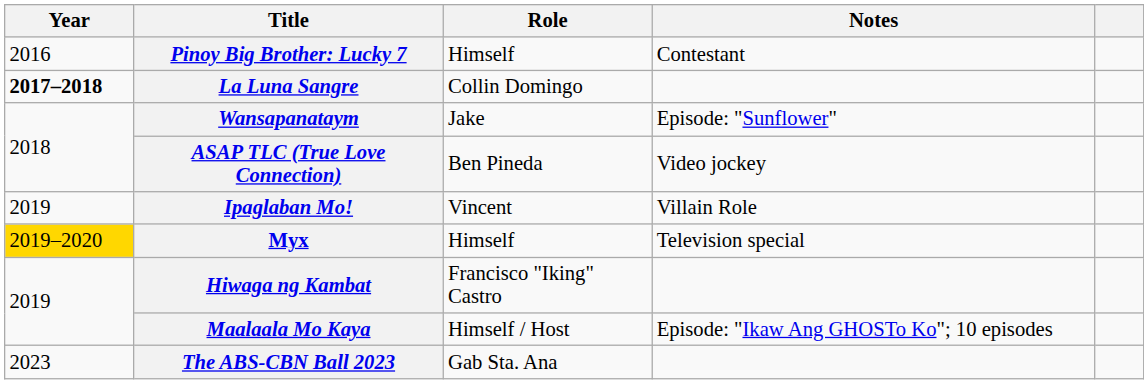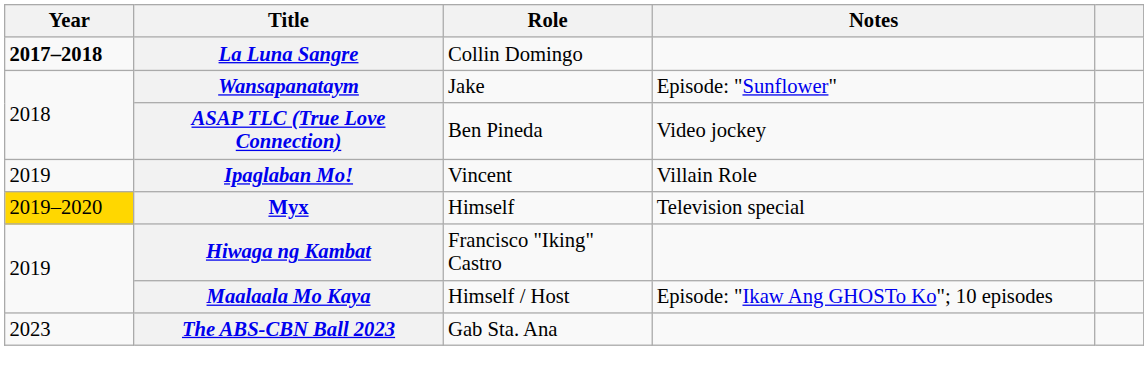- row: (289, 53)
